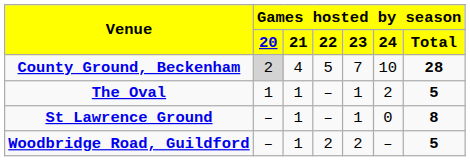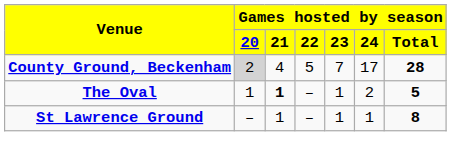(388, 68) 10 -> (369, 68) 17
(298, 93) normal -> (280, 93) bold
(388, 118) 0 -> (369, 118) 1
- row: (129, 143)
